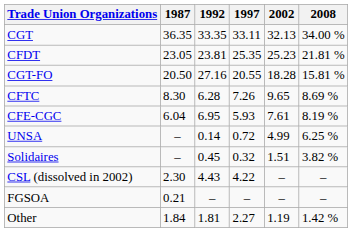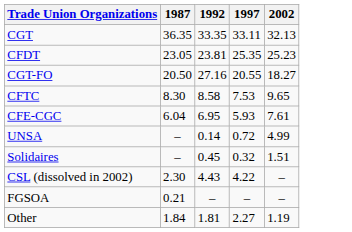- column: (323, 14)
(282, 75) 18.28 -> (282, 75) 18.27
(209, 95) 6.28 -> (209, 95) 8.58
(244, 95) 7.26 -> (244, 95) 7.53
